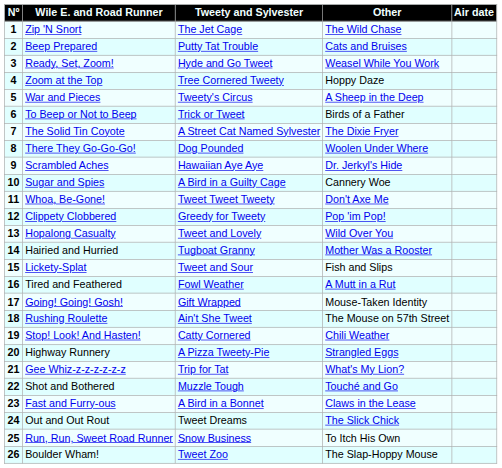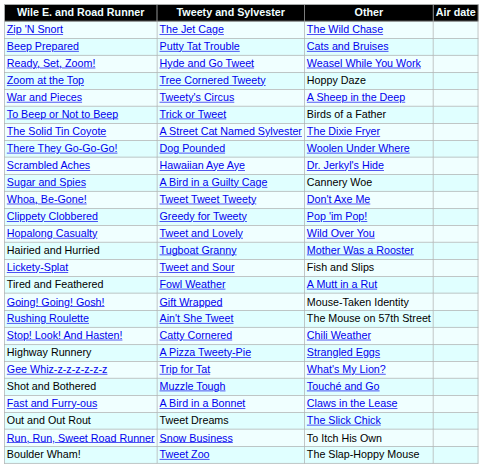- column: (14, 13)
